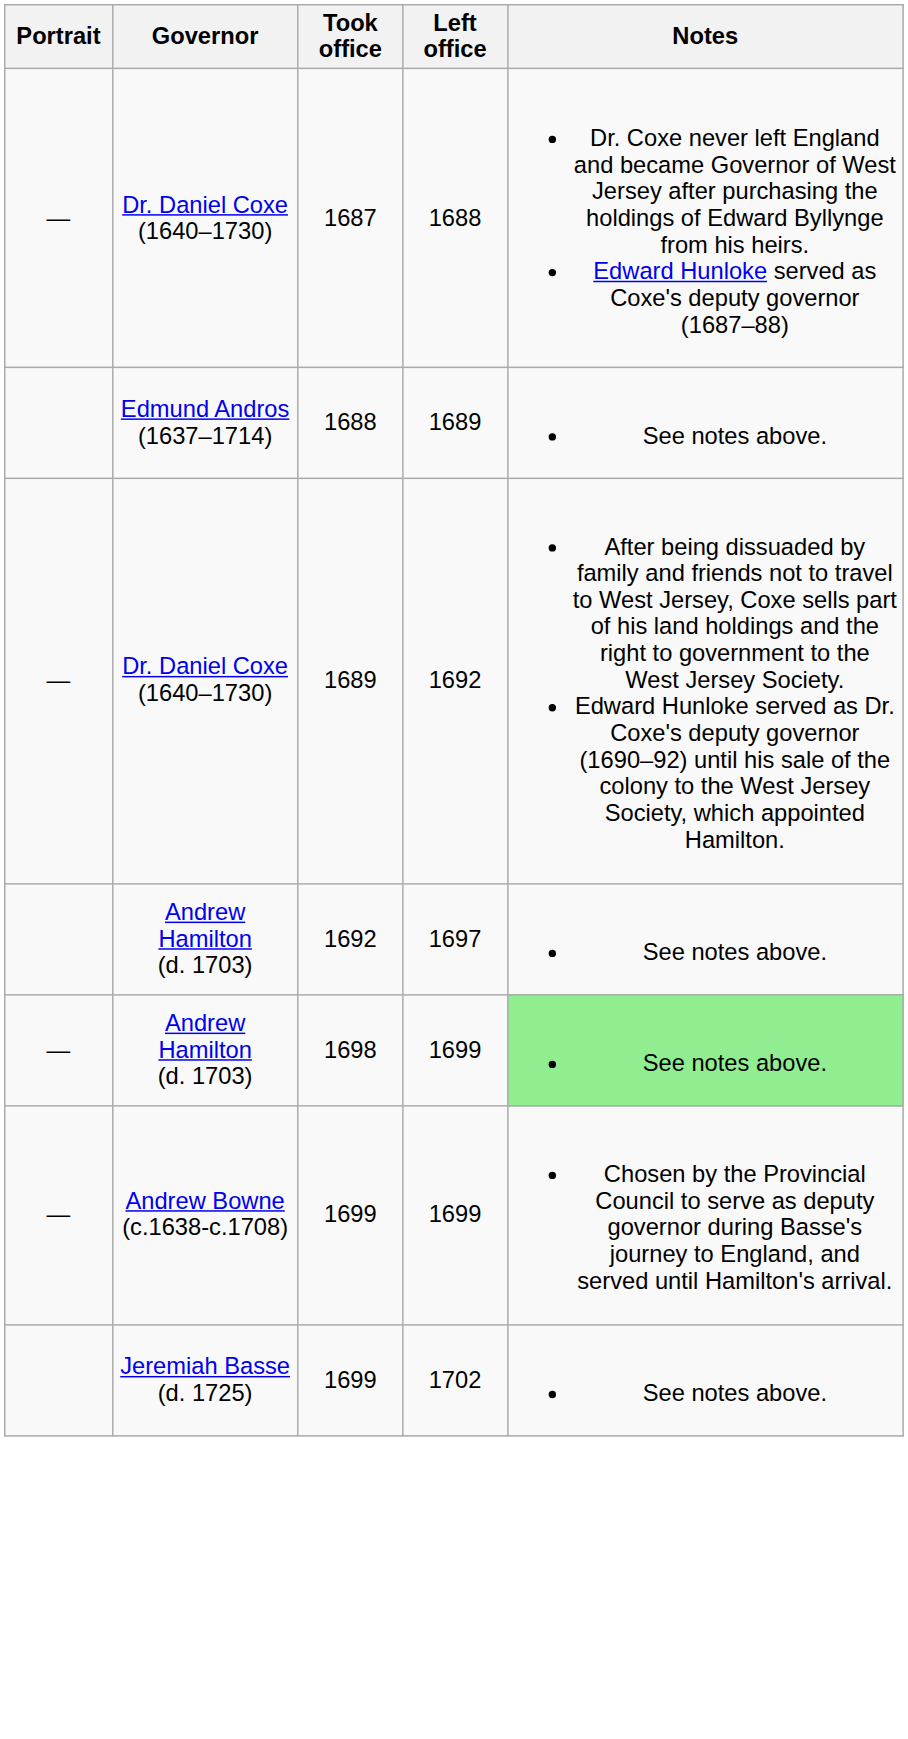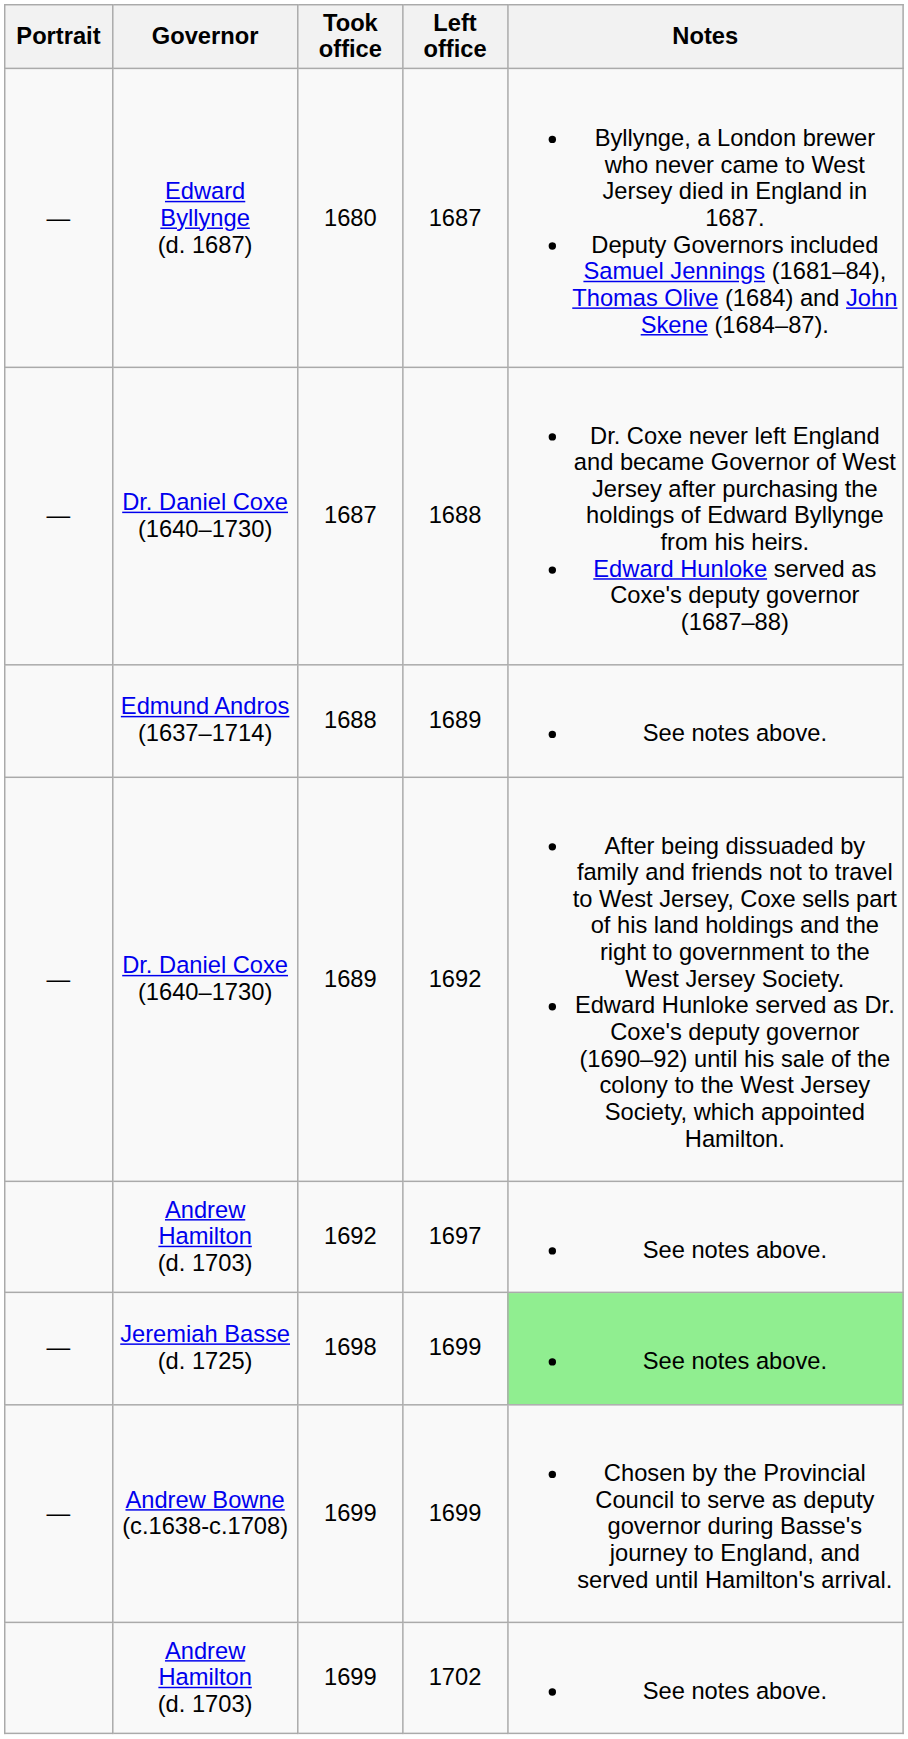+ row: (350, 217)
(205, 1050) Andrew Hamilton (d. 1703) -> (205, 1348) Jeremiah Basse (d. 1725)
(205, 1379) Jeremiah Basse (d. 1725) -> (205, 1677) Andrew Hamilton (d. 1703)
